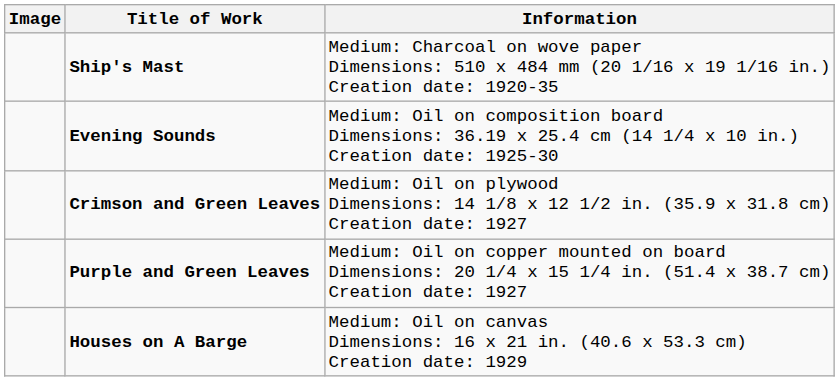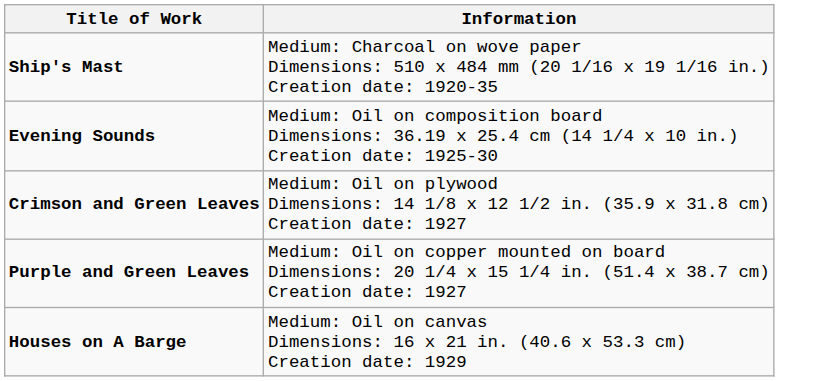- column: (35, 19)
